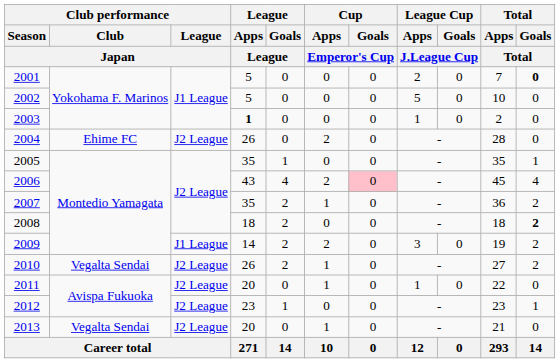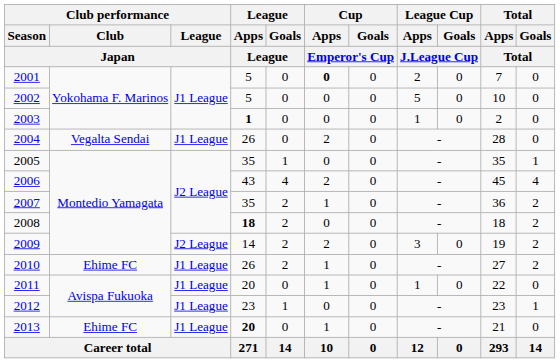(326, 77) normal -> (326, 77) bold
(535, 77) bold -> (535, 77) normal
(110, 139) Ehime FC -> (110, 139) Vegalta Sendai
(201, 139) J2 League -> (201, 139) J1 League
(373, 181) pink background -> (373, 181) no background
(248, 222) normal -> (248, 222) bold
(535, 222) bold -> (535, 222) normal
(201, 243) J1 League -> (201, 243) J2 League
(110, 264) Vegalta Sendai -> (110, 264) Ehime FC
(201, 264) J2 League -> (201, 264) J1 League
(201, 285) J2 League -> (201, 285) J1 League
(201, 306) J2 League -> (201, 306) J1 League
(110, 327) Vegalta Sendai -> (110, 327) Ehime FC
(201, 327) J2 League -> (201, 327) J1 League
(248, 327) normal -> (248, 327) bold
